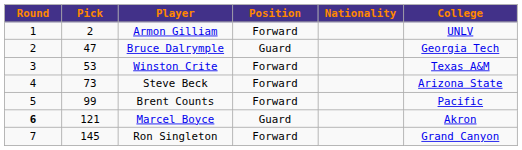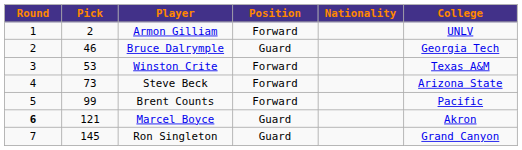(90, 48) 47 -> (90, 48) 46
(275, 136) Forward -> (275, 136) Guard
